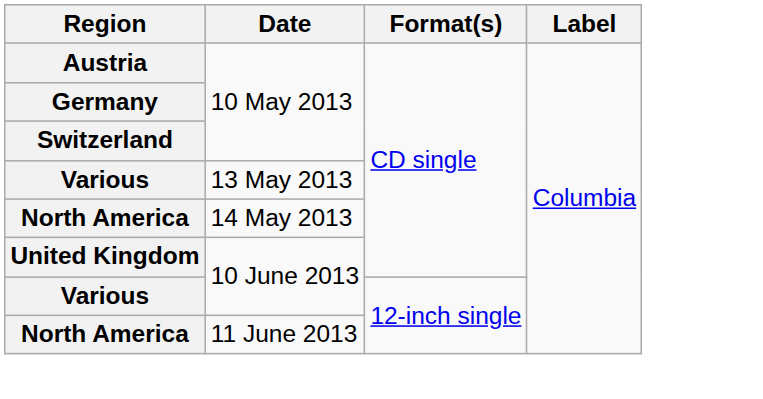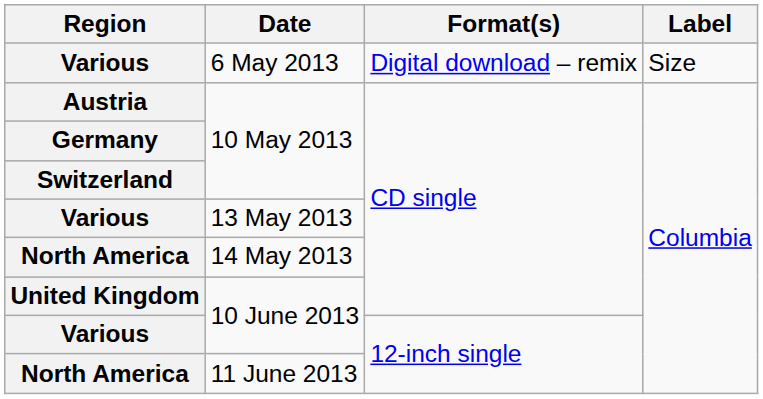+ row: (105, 62)
